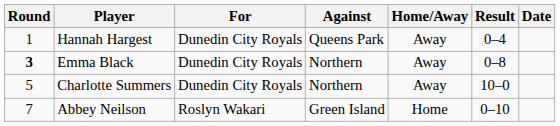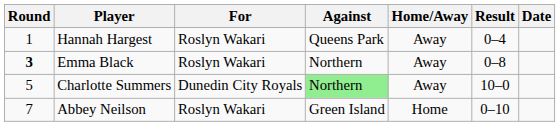(240, 39) Dunedin City Royals -> (222, 39) Roslyn Wakari
(240, 62) Dunedin City Royals -> (222, 62) Roslyn Wakari
(336, 86) no background -> (336, 86) lightgreen background
